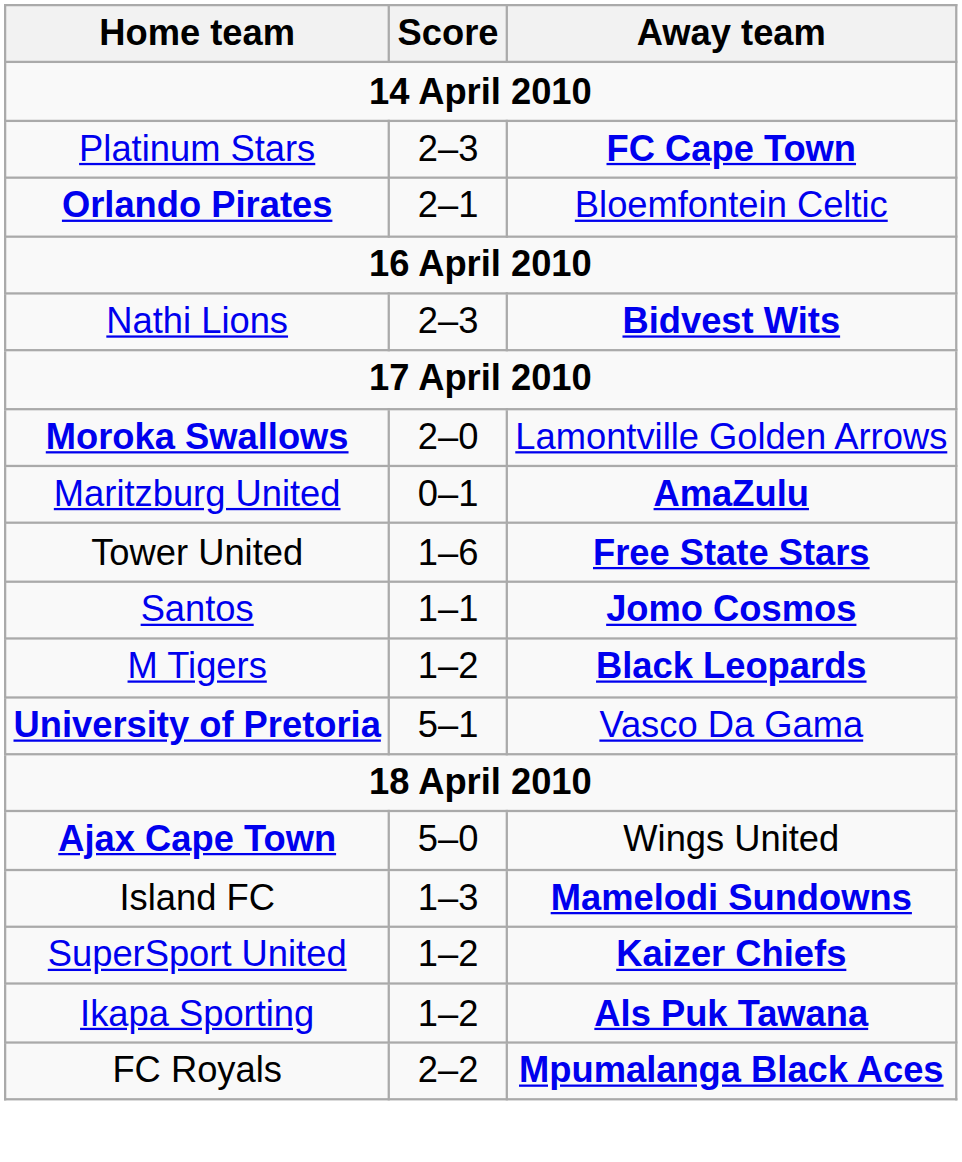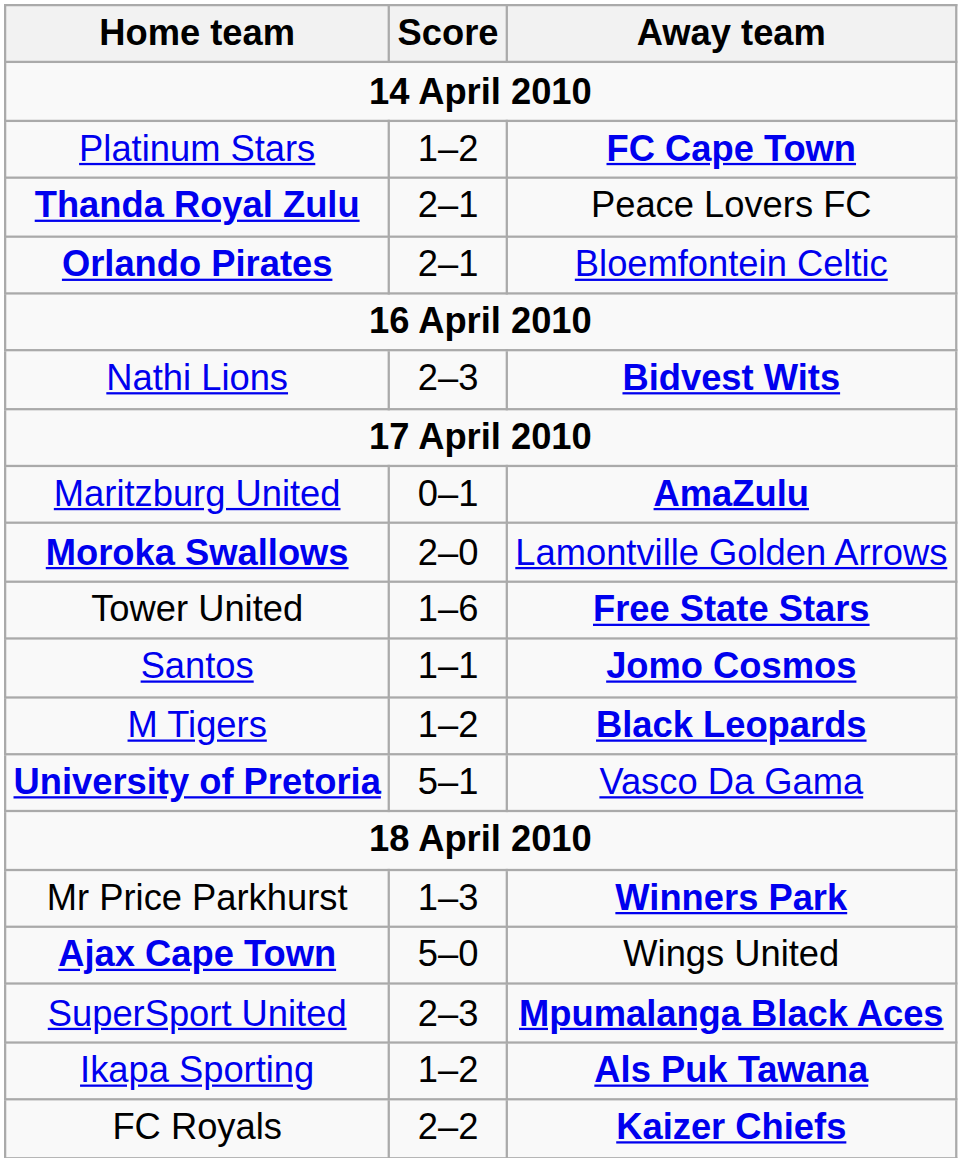(448, 148) 2–3 -> (448, 148) 1–2
+ row: (197, 206)
rows swapped: (197, 494) <-> (197, 436)
+ row: (197, 897)
- row: (197, 897)
(448, 954) 1–2 -> (448, 1012) 2–3
(731, 954) Kaizer Chiefs -> (731, 1012) Mpumalanga Black Aces
(731, 1070) Mpumalanga Black Aces -> (731, 1127) Kaizer Chiefs
